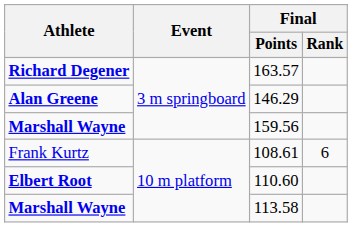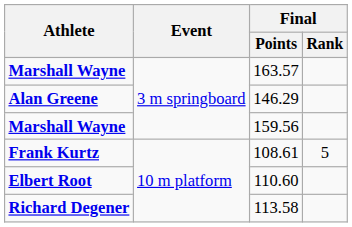(69, 71) Richard Degener -> (67, 71) Marshall Wayne
(49, 153) normal -> (54, 153) bold
(325, 153) 6 -> (325, 153) 5
(67, 208) Marshall Wayne -> (69, 208) Richard Degener
